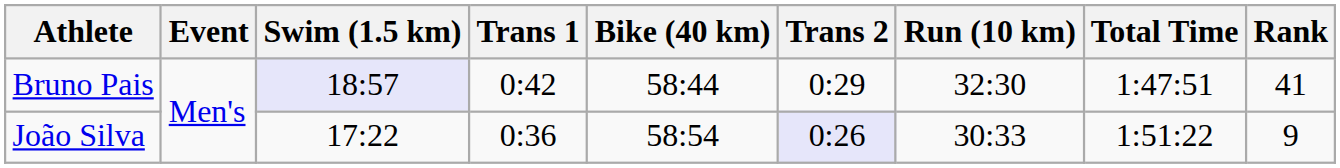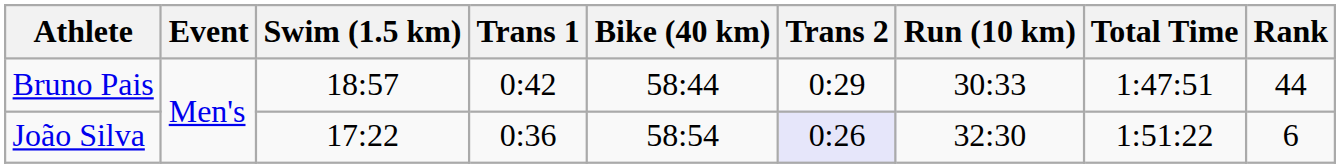(363, 83) lavender background -> (363, 83) no background
(990, 83) 32:30 -> (990, 83) 30:33
(1291, 83) 41 -> (1291, 83) 44
(990, 136) 30:33 -> (990, 136) 32:30
(1291, 136) 9 -> (1291, 136) 6
